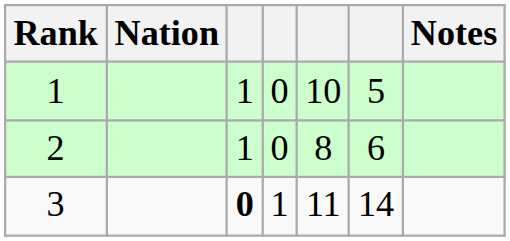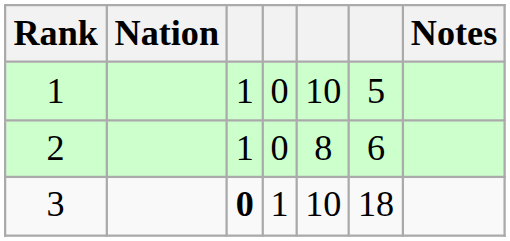(323, 205) 11 -> (323, 205) 10
(376, 205) 14 -> (376, 205) 18
